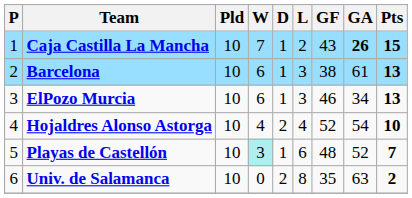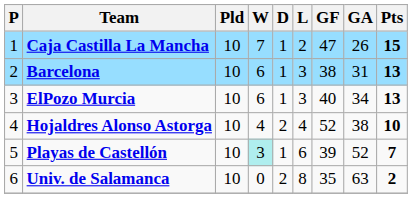(328, 44) 43 -> (328, 44) 47
(360, 44) bold -> (360, 44) normal
(360, 71) 61 -> (360, 71) 31
(328, 98) 46 -> (328, 98) 40
(360, 125) 54 -> (360, 125) 38
(328, 152) 48 -> (328, 152) 39
